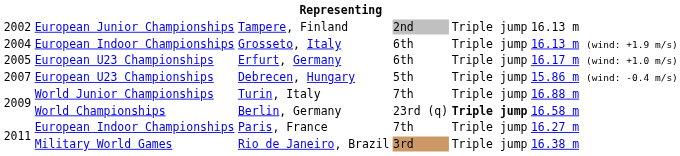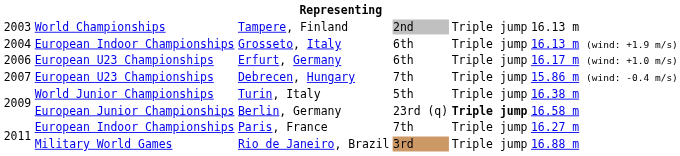(17, 27) 2002 -> (17, 27) 2003
(135, 27) European Junior Championships -> (100, 27) World Championships
(17, 60) 2005 -> (17, 60) 2006
(403, 77) 5th -> (403, 77) 7th
(403, 94) 7th -> (403, 94) 5th
(555, 94) 16.88 m -> (555, 94) 16.38 m
(100, 111) World Championships -> (135, 111) European Junior Championships
(555, 144) 16.38 m -> (555, 144) 16.88 m
